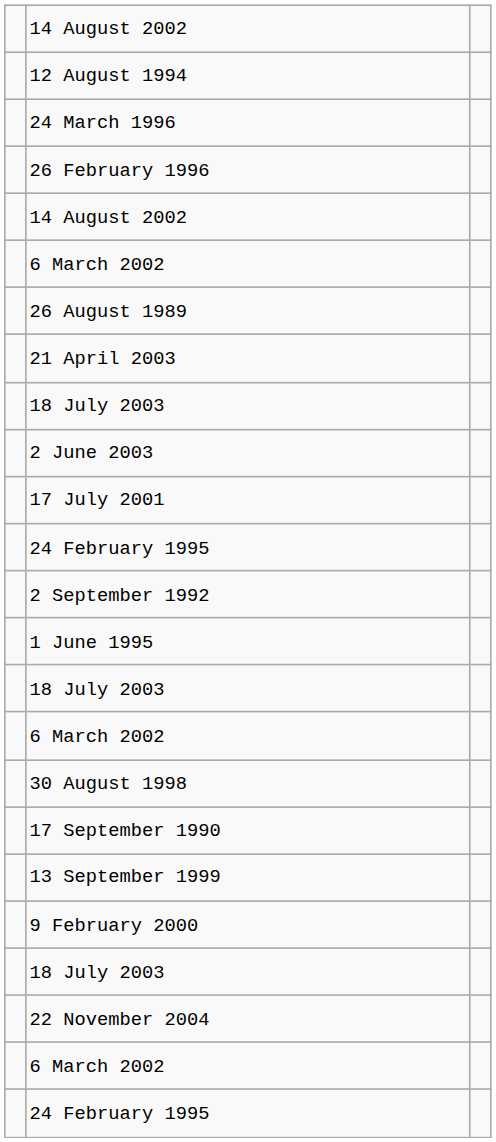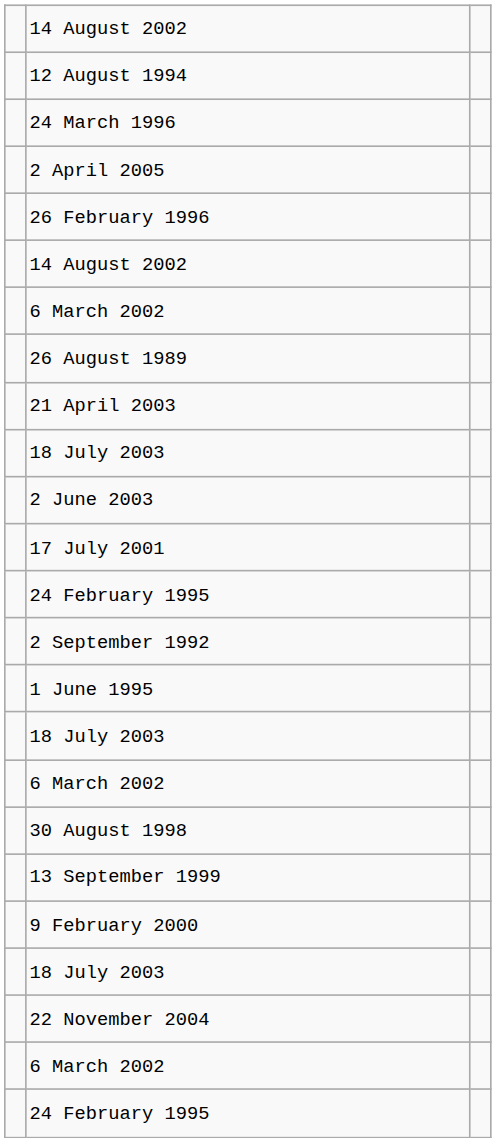+ row: (15, 170)
- row: (15, 830)
